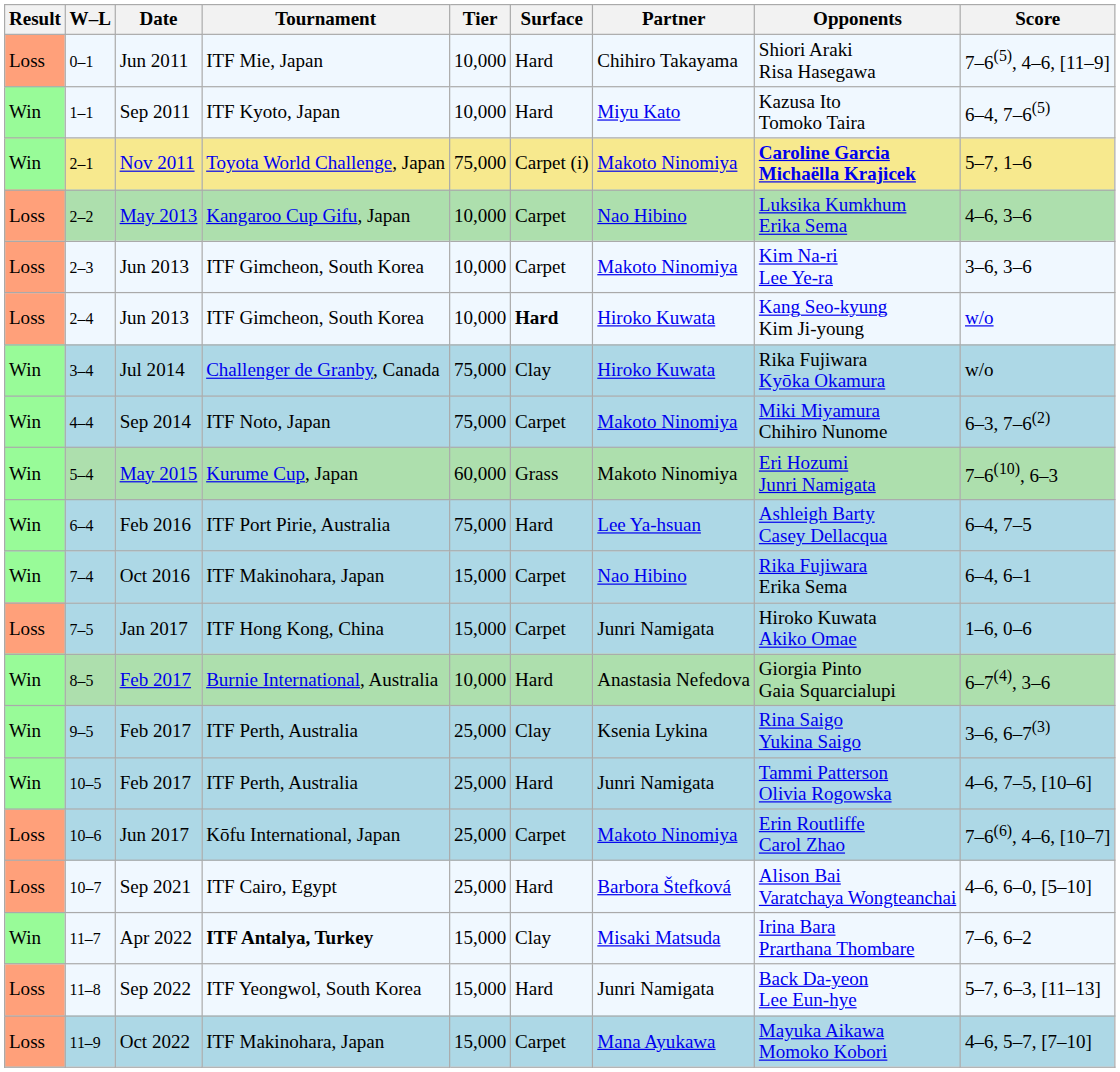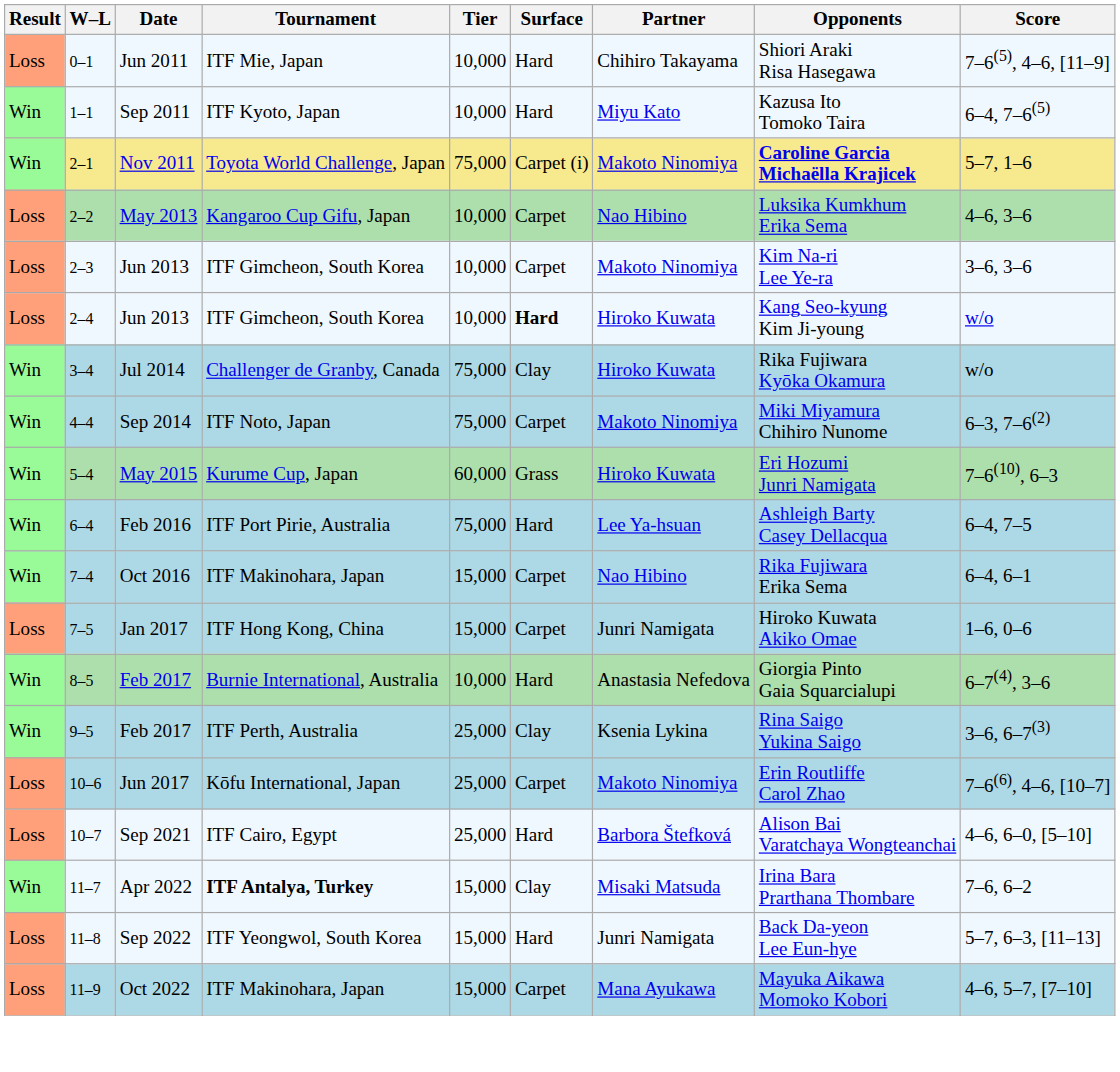(667, 473) Makoto Ninomiya -> (656, 473) Hiroko Kuwata
- row: (85, 784)
